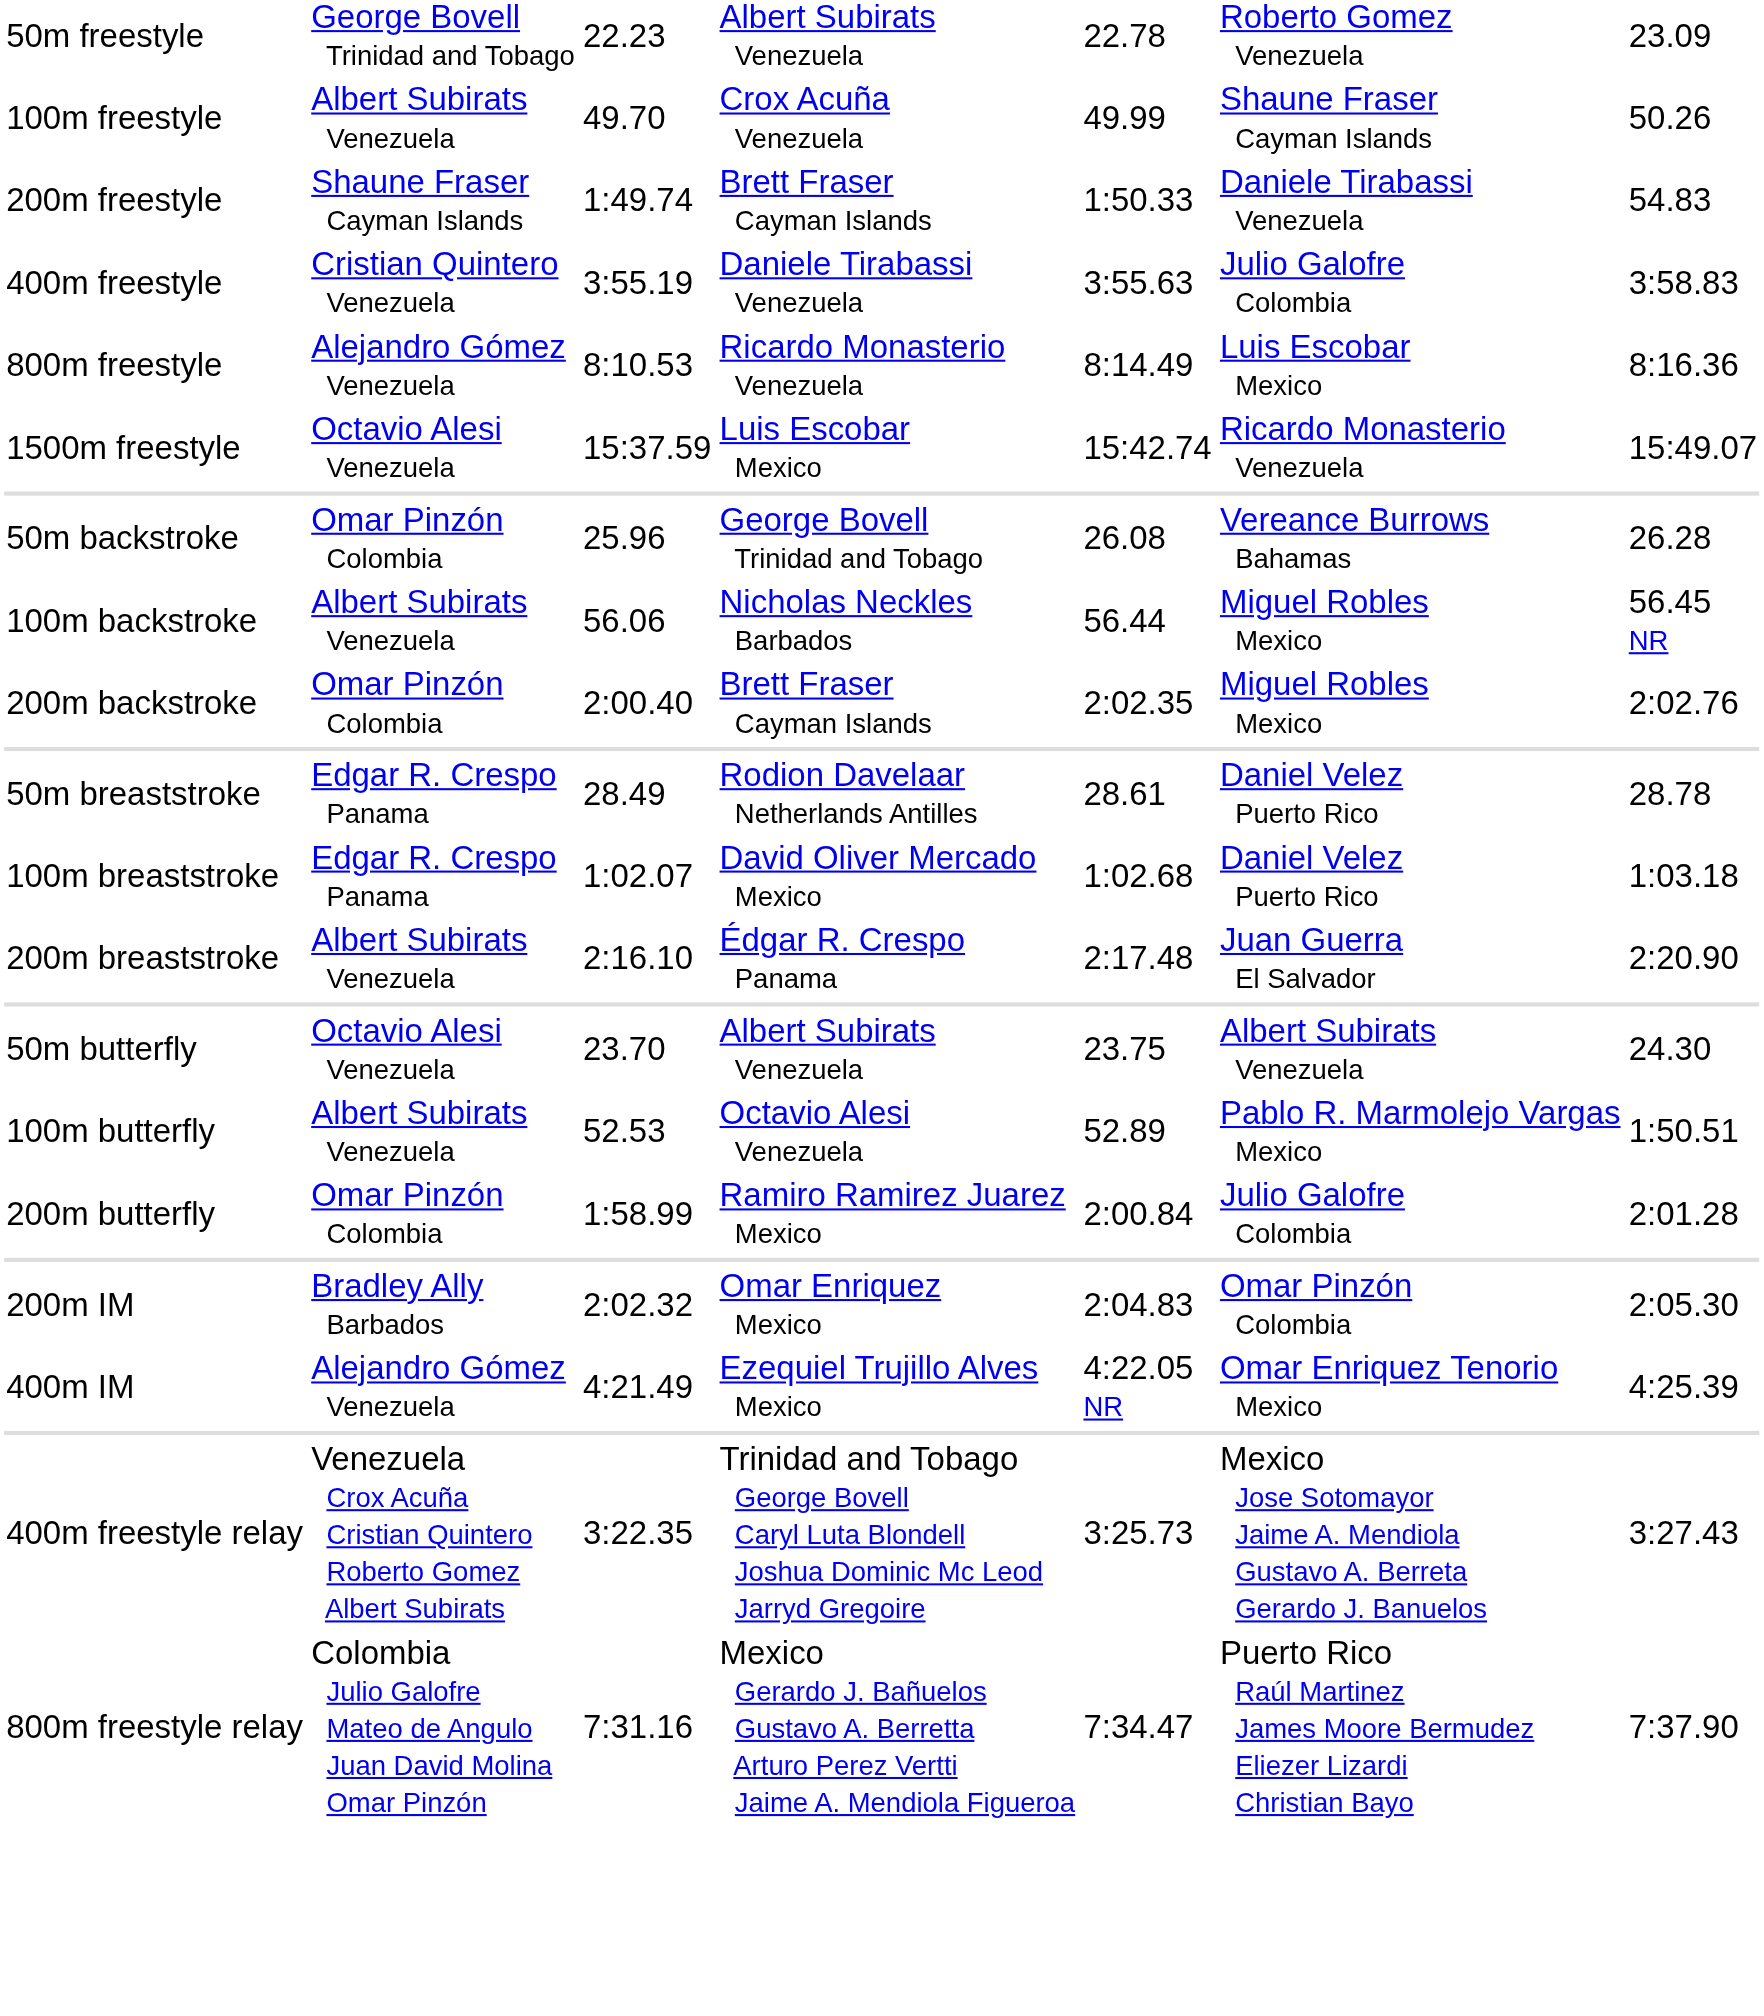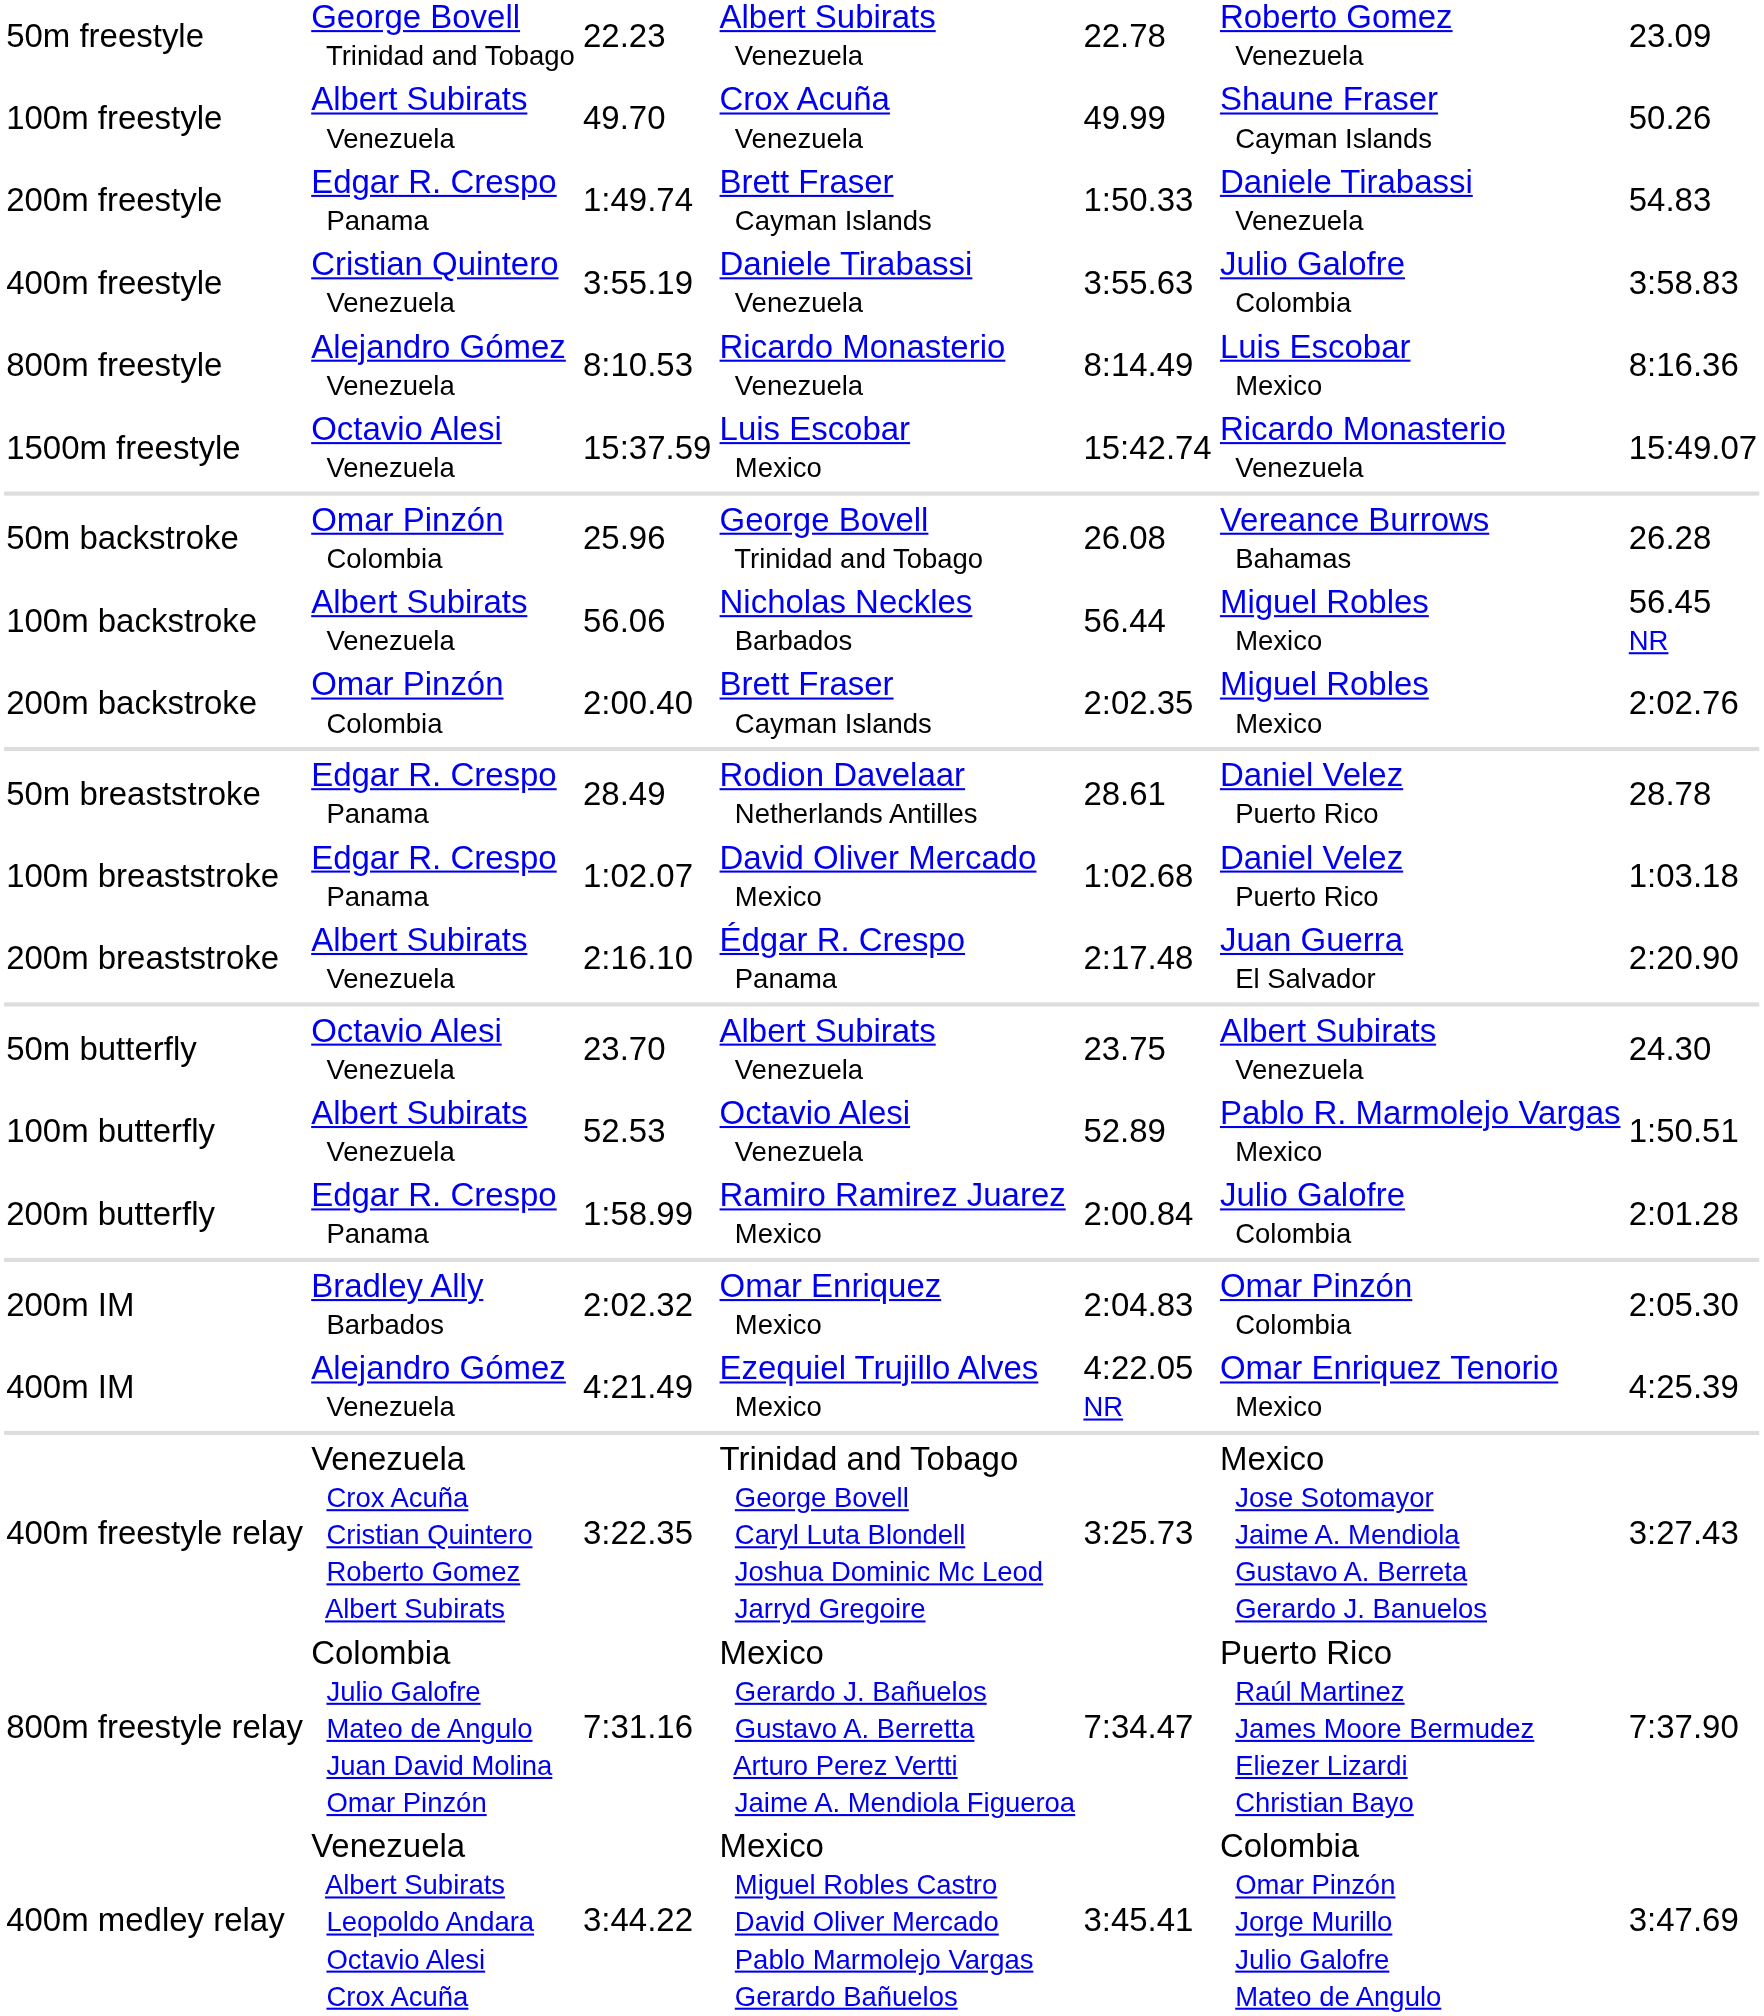(420, 200) Shaune Fraser Cayman Islands -> (434, 200) Edgar R. Crespo Panama
(407, 1214) Omar Pinzón Colombia -> (434, 1214) Edgar R. Crespo Panama
+ row: (145, 1920)
